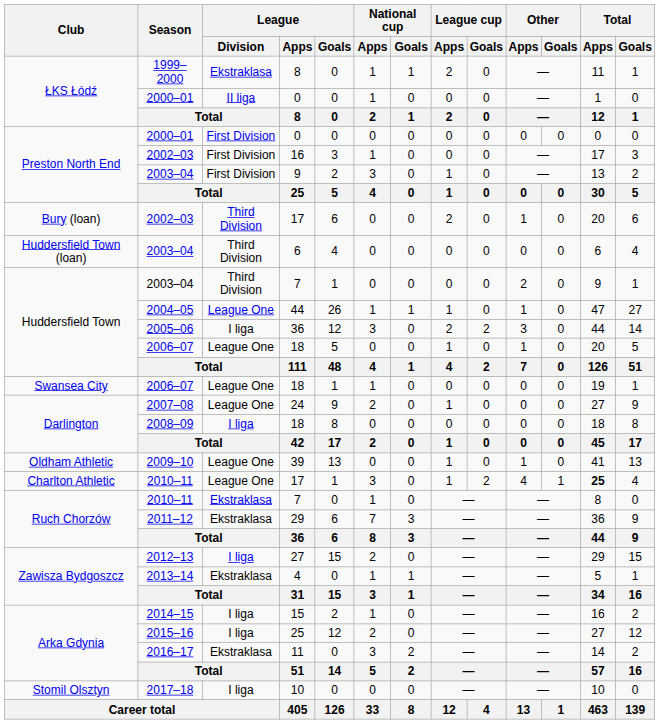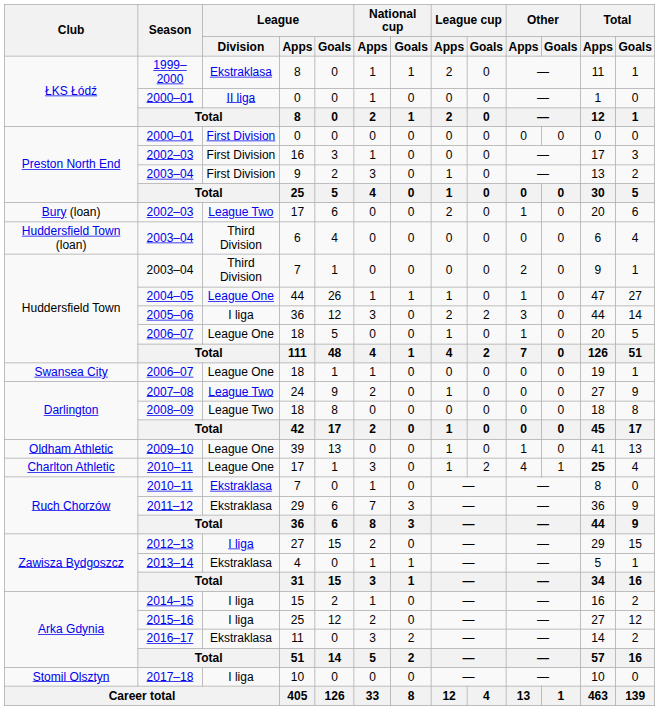(241, 219) Third Division -> (241, 212) League Two
(241, 405) League One -> (241, 391) League Two
(241, 424) I liga -> (241, 410) League Two
